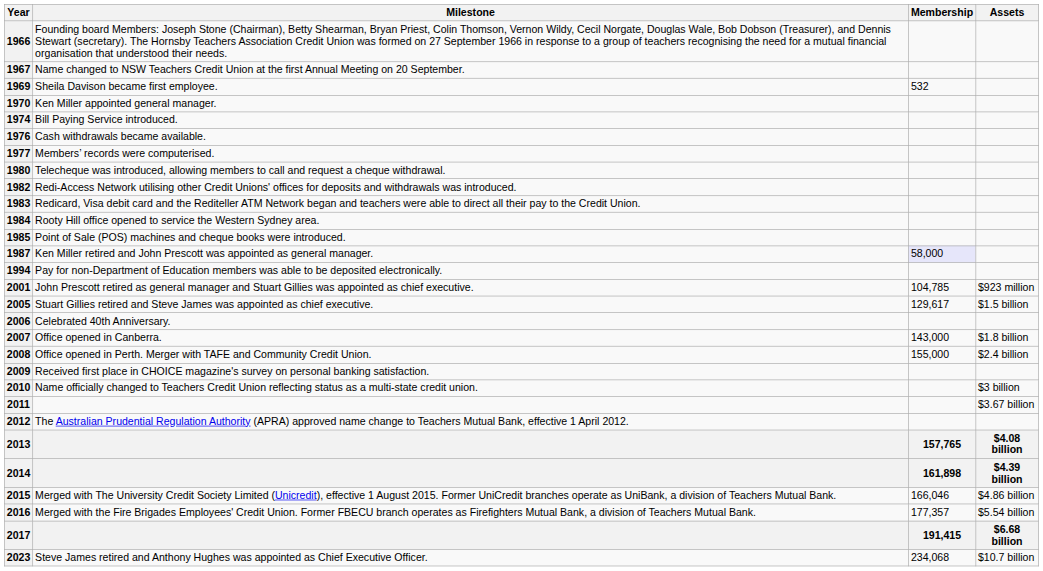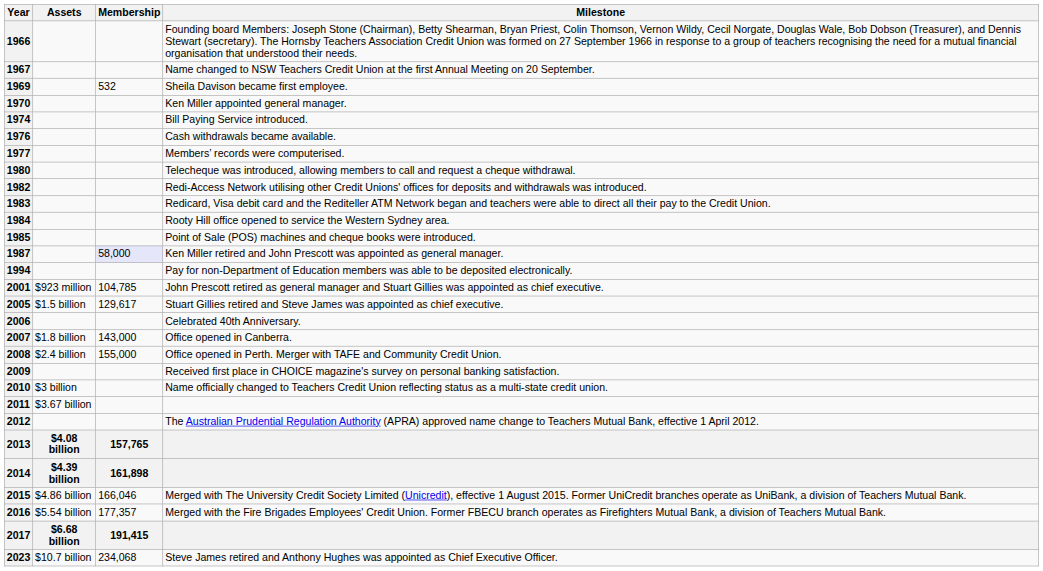columns swapped: (471, 12) <-> (1007, 12)
